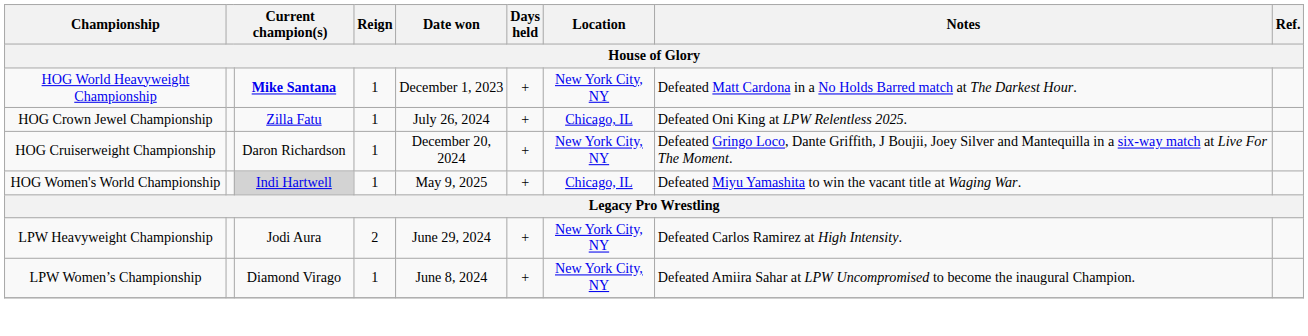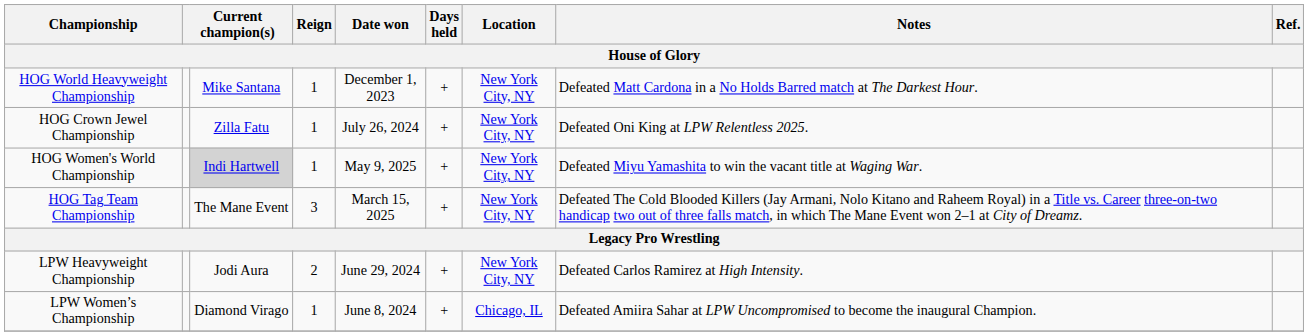(294, 87) bold -> (241, 87) normal
(599, 119) Chicago, IL -> (509, 127) New York City, NY
- row: (115, 150)
(599, 182) Chicago, IL -> (509, 167) New York City, NY
+ row: (93, 207)
(599, 277) New York City, NY -> (509, 310) Chicago, IL
